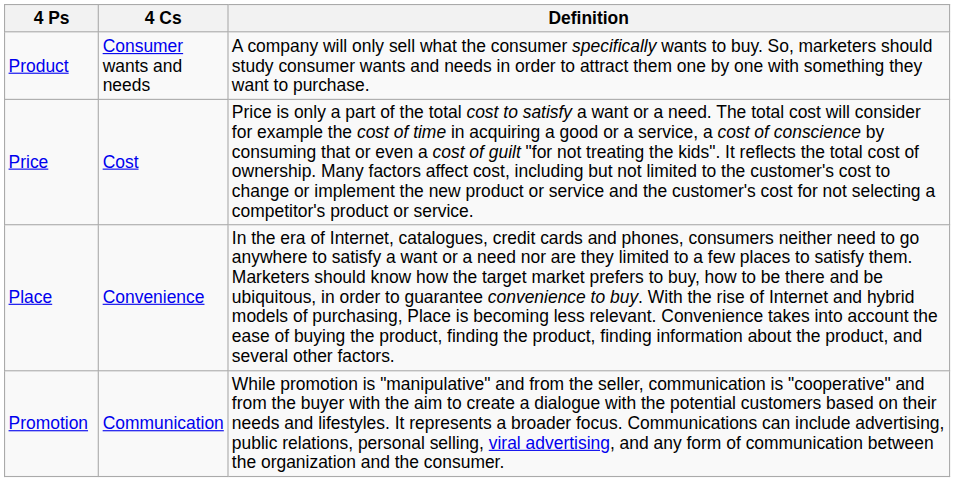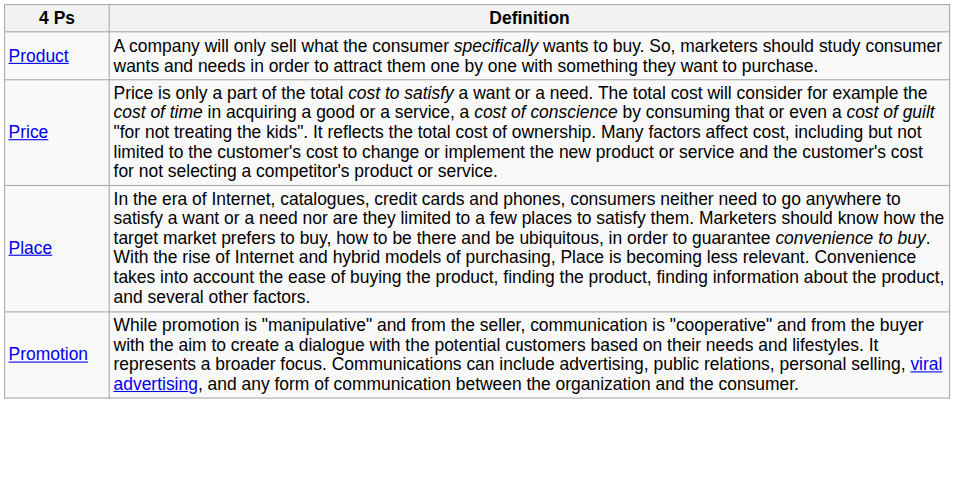- column: (163, 18)
